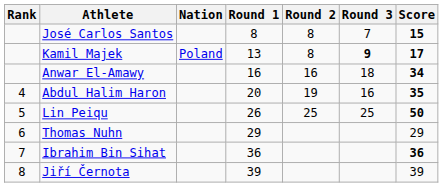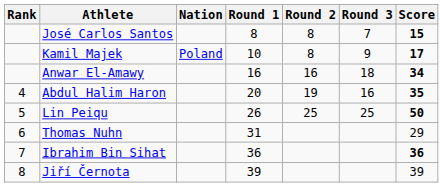(254, 54) 13 -> (254, 54) 10
(367, 54) bold -> (367, 54) normal
(254, 133) 29 -> (254, 133) 31
